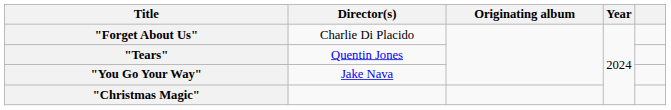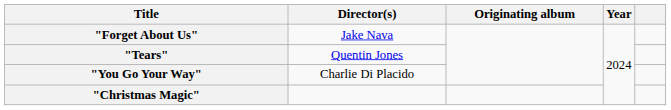(367, 34) Charlie Di Placido -> (367, 34) Jake Nava
(367, 74) Jake Nava -> (367, 74) Charlie Di Placido
